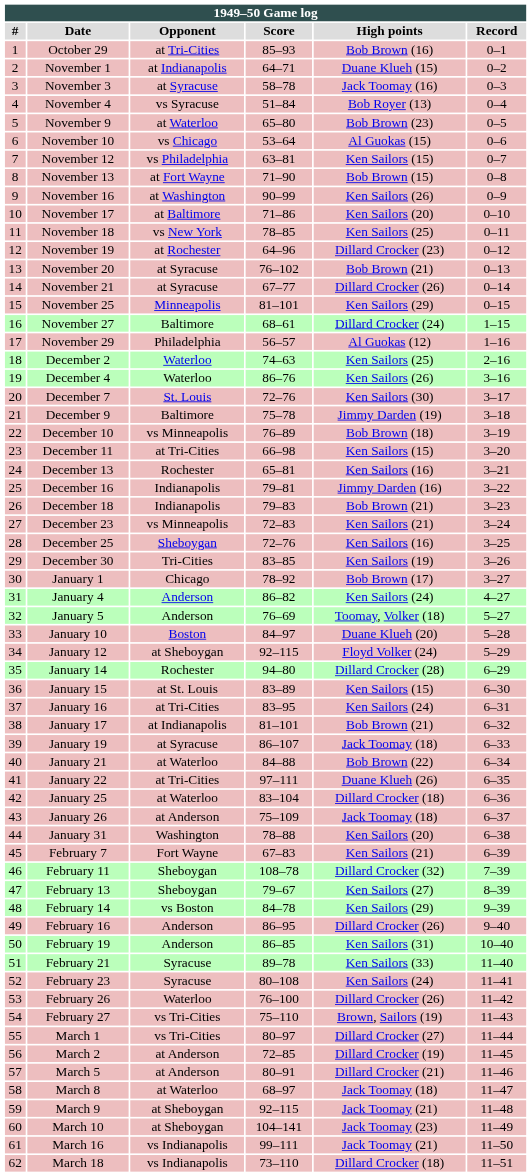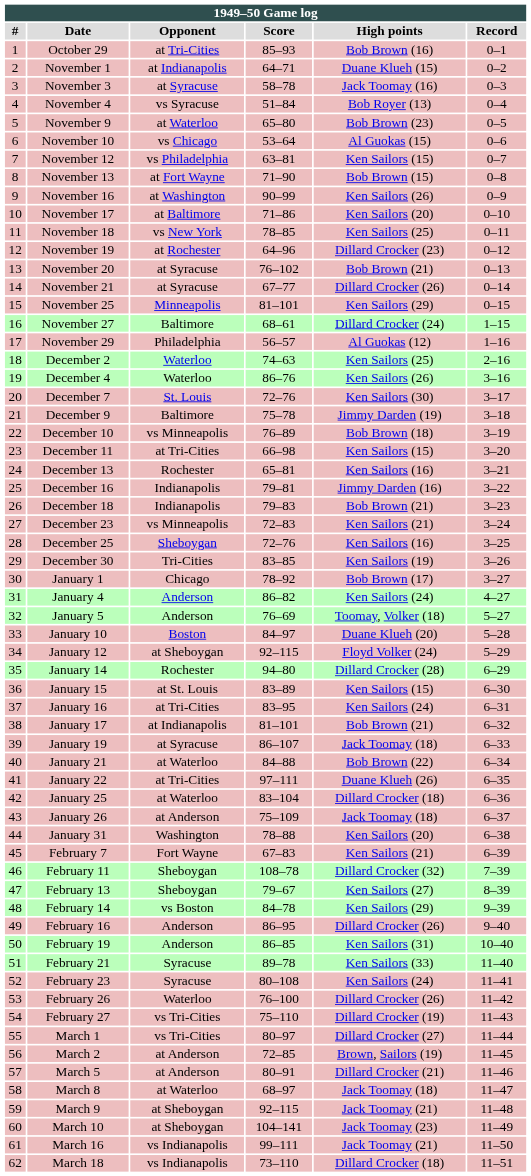(390, 1017) Brown, Sailors (19) -> (390, 1017) Dillard Crocker (19)
(390, 1053) Dillard Crocker (19) -> (390, 1053) Brown, Sailors (19)
